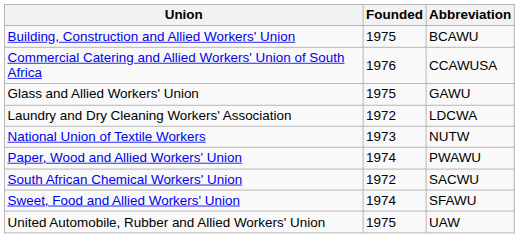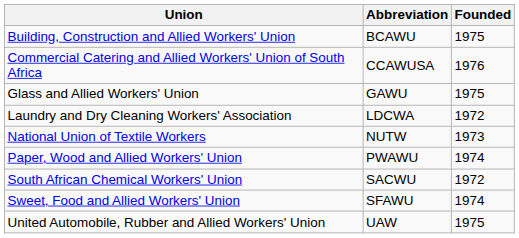columns swapped: (470, 15) <-> (394, 15)
